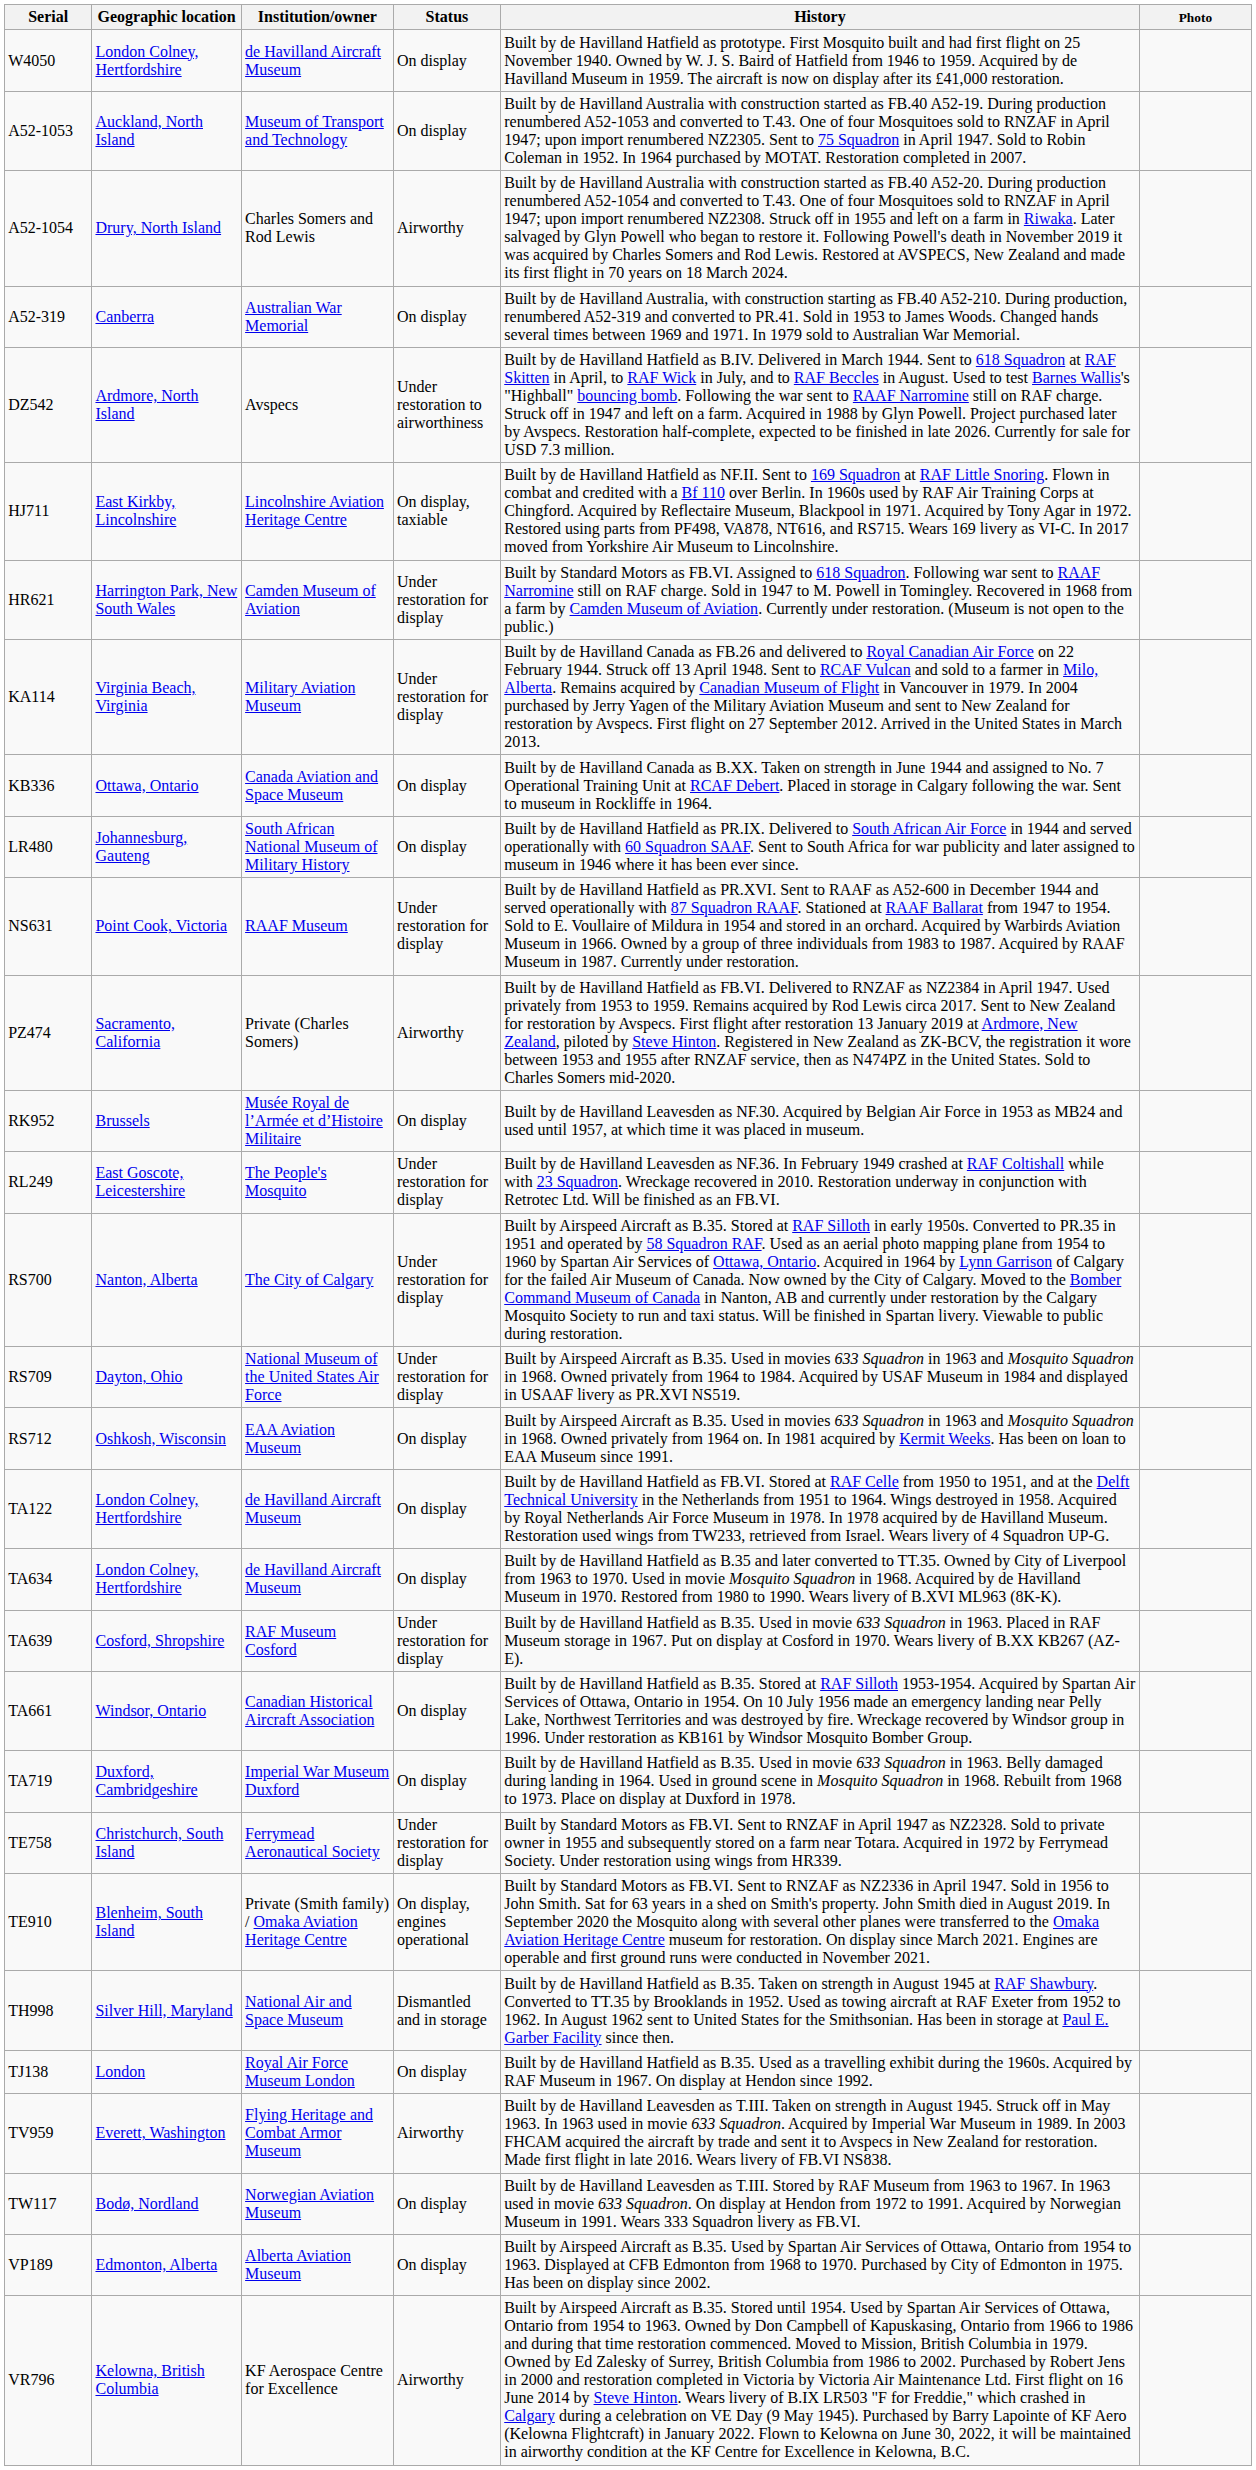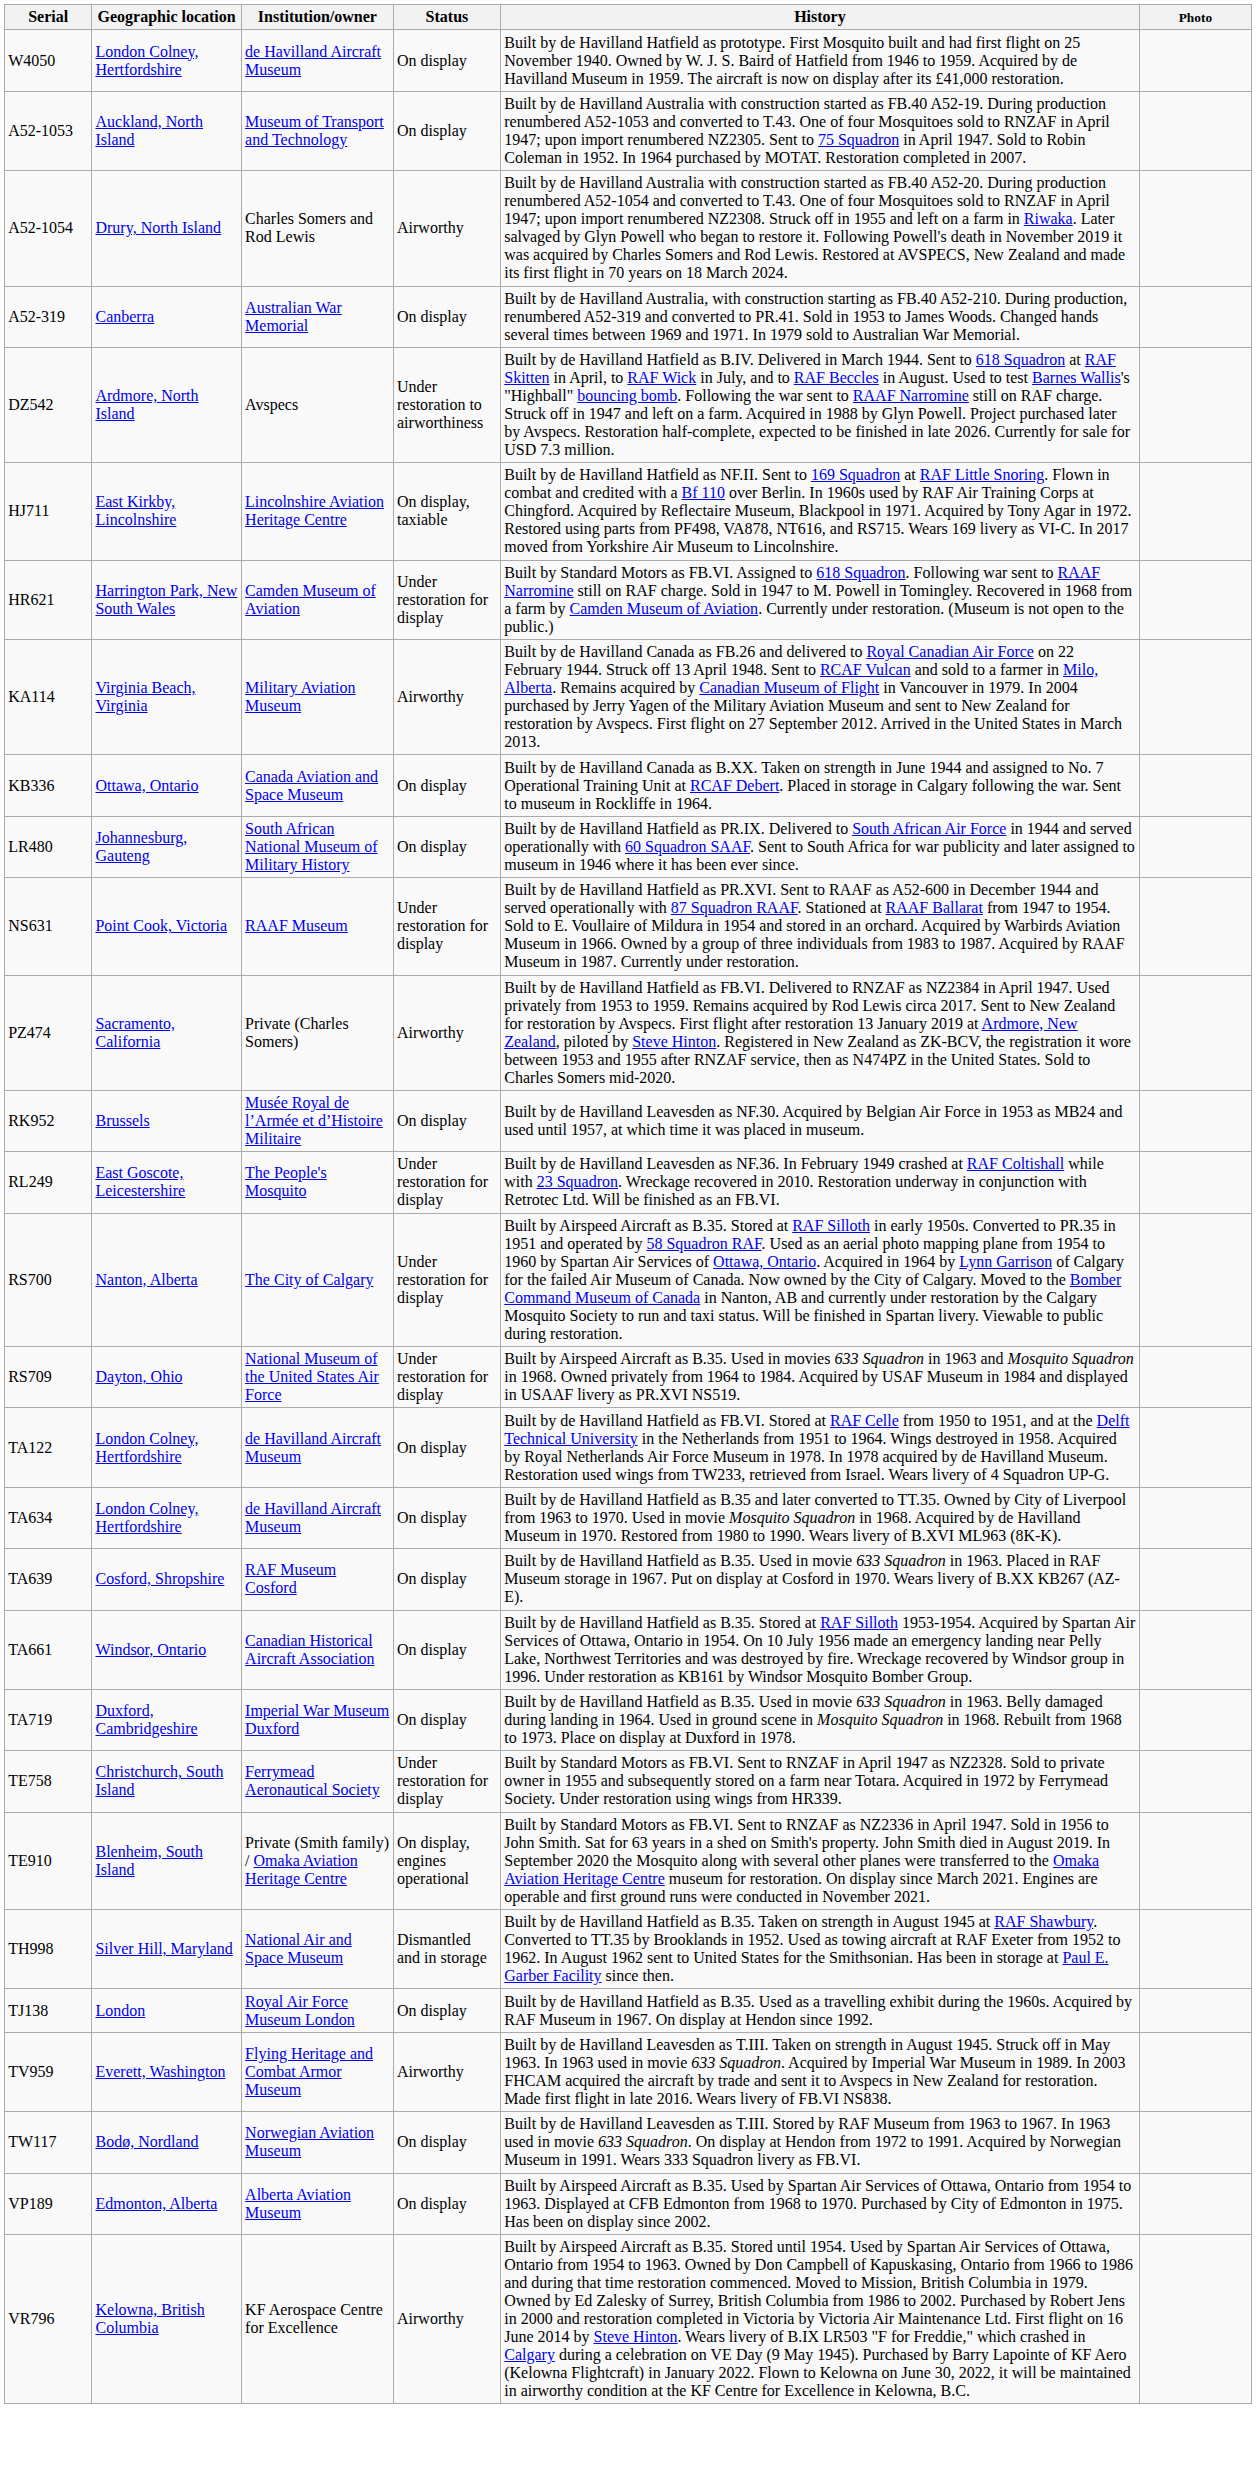(443, 697) Under restoration for display -> (430, 697) Airworthy
- row: (30, 1438)
(443, 1640) Under restoration for display -> (432, 1579) On display
